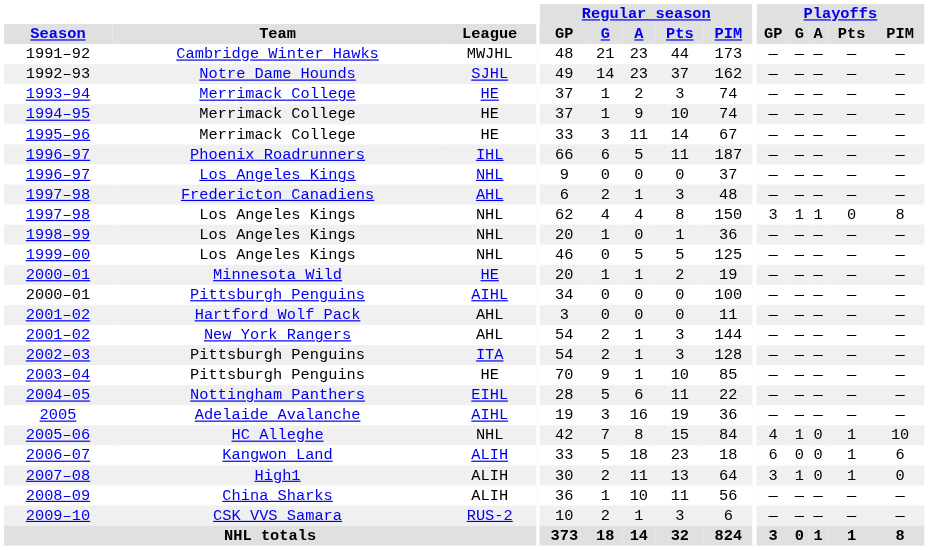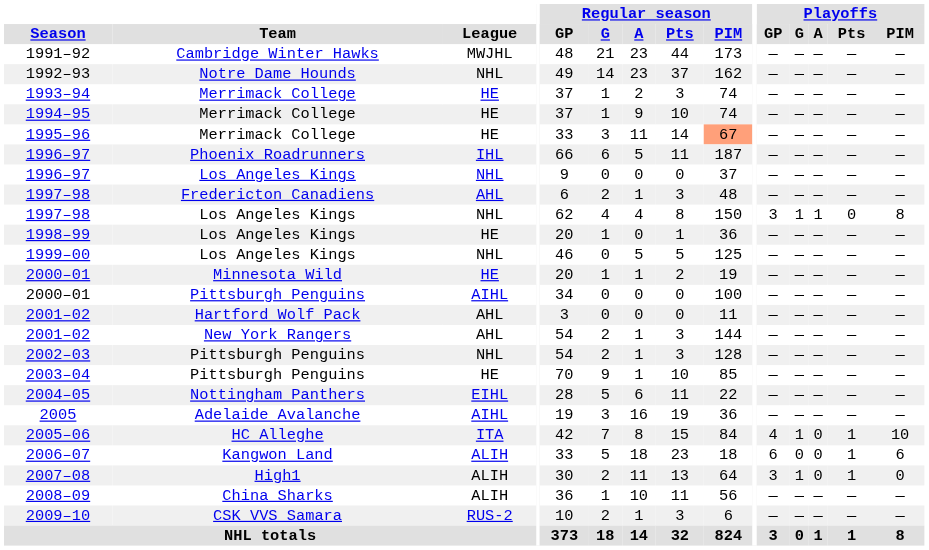(490, 74) SJHL -> (490, 74) NHL
(728, 134) no background -> (728, 134) lightsalmon background
(490, 235) NHL -> (490, 235) HE
(490, 355) ITA -> (490, 355) NHL
(490, 435) NHL -> (490, 435) ITA
